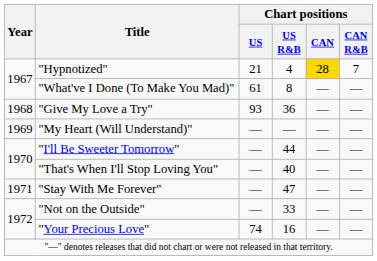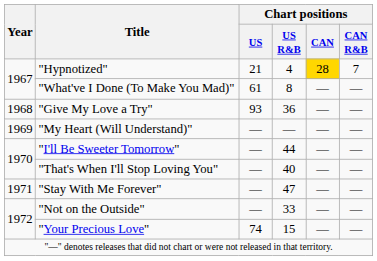(289, 229) 16 -> (289, 229) 15
